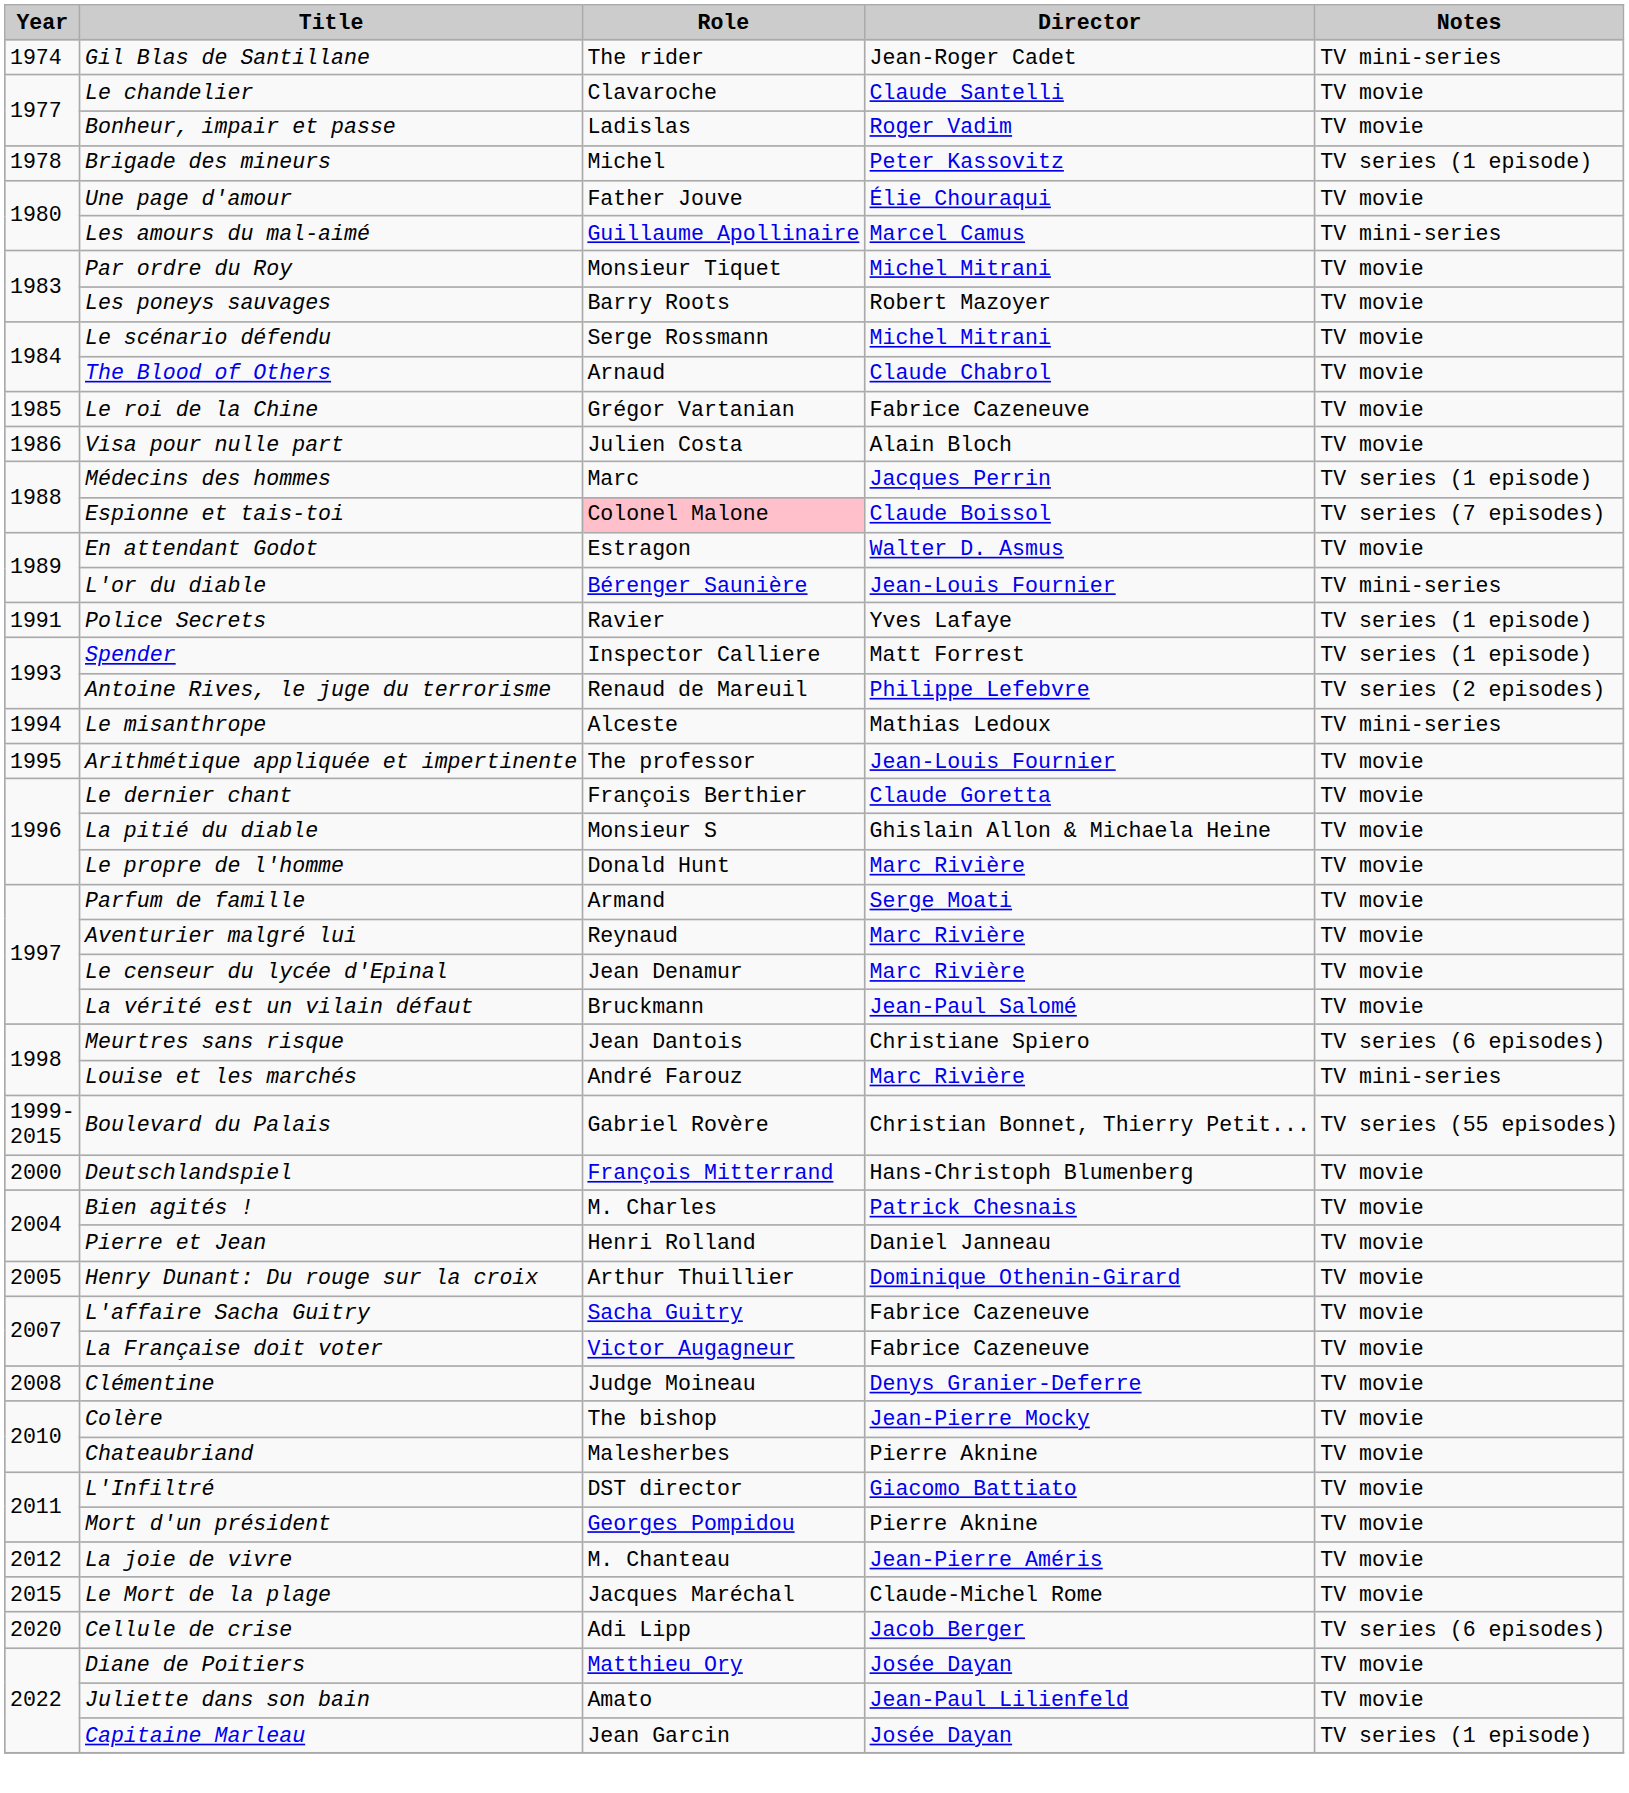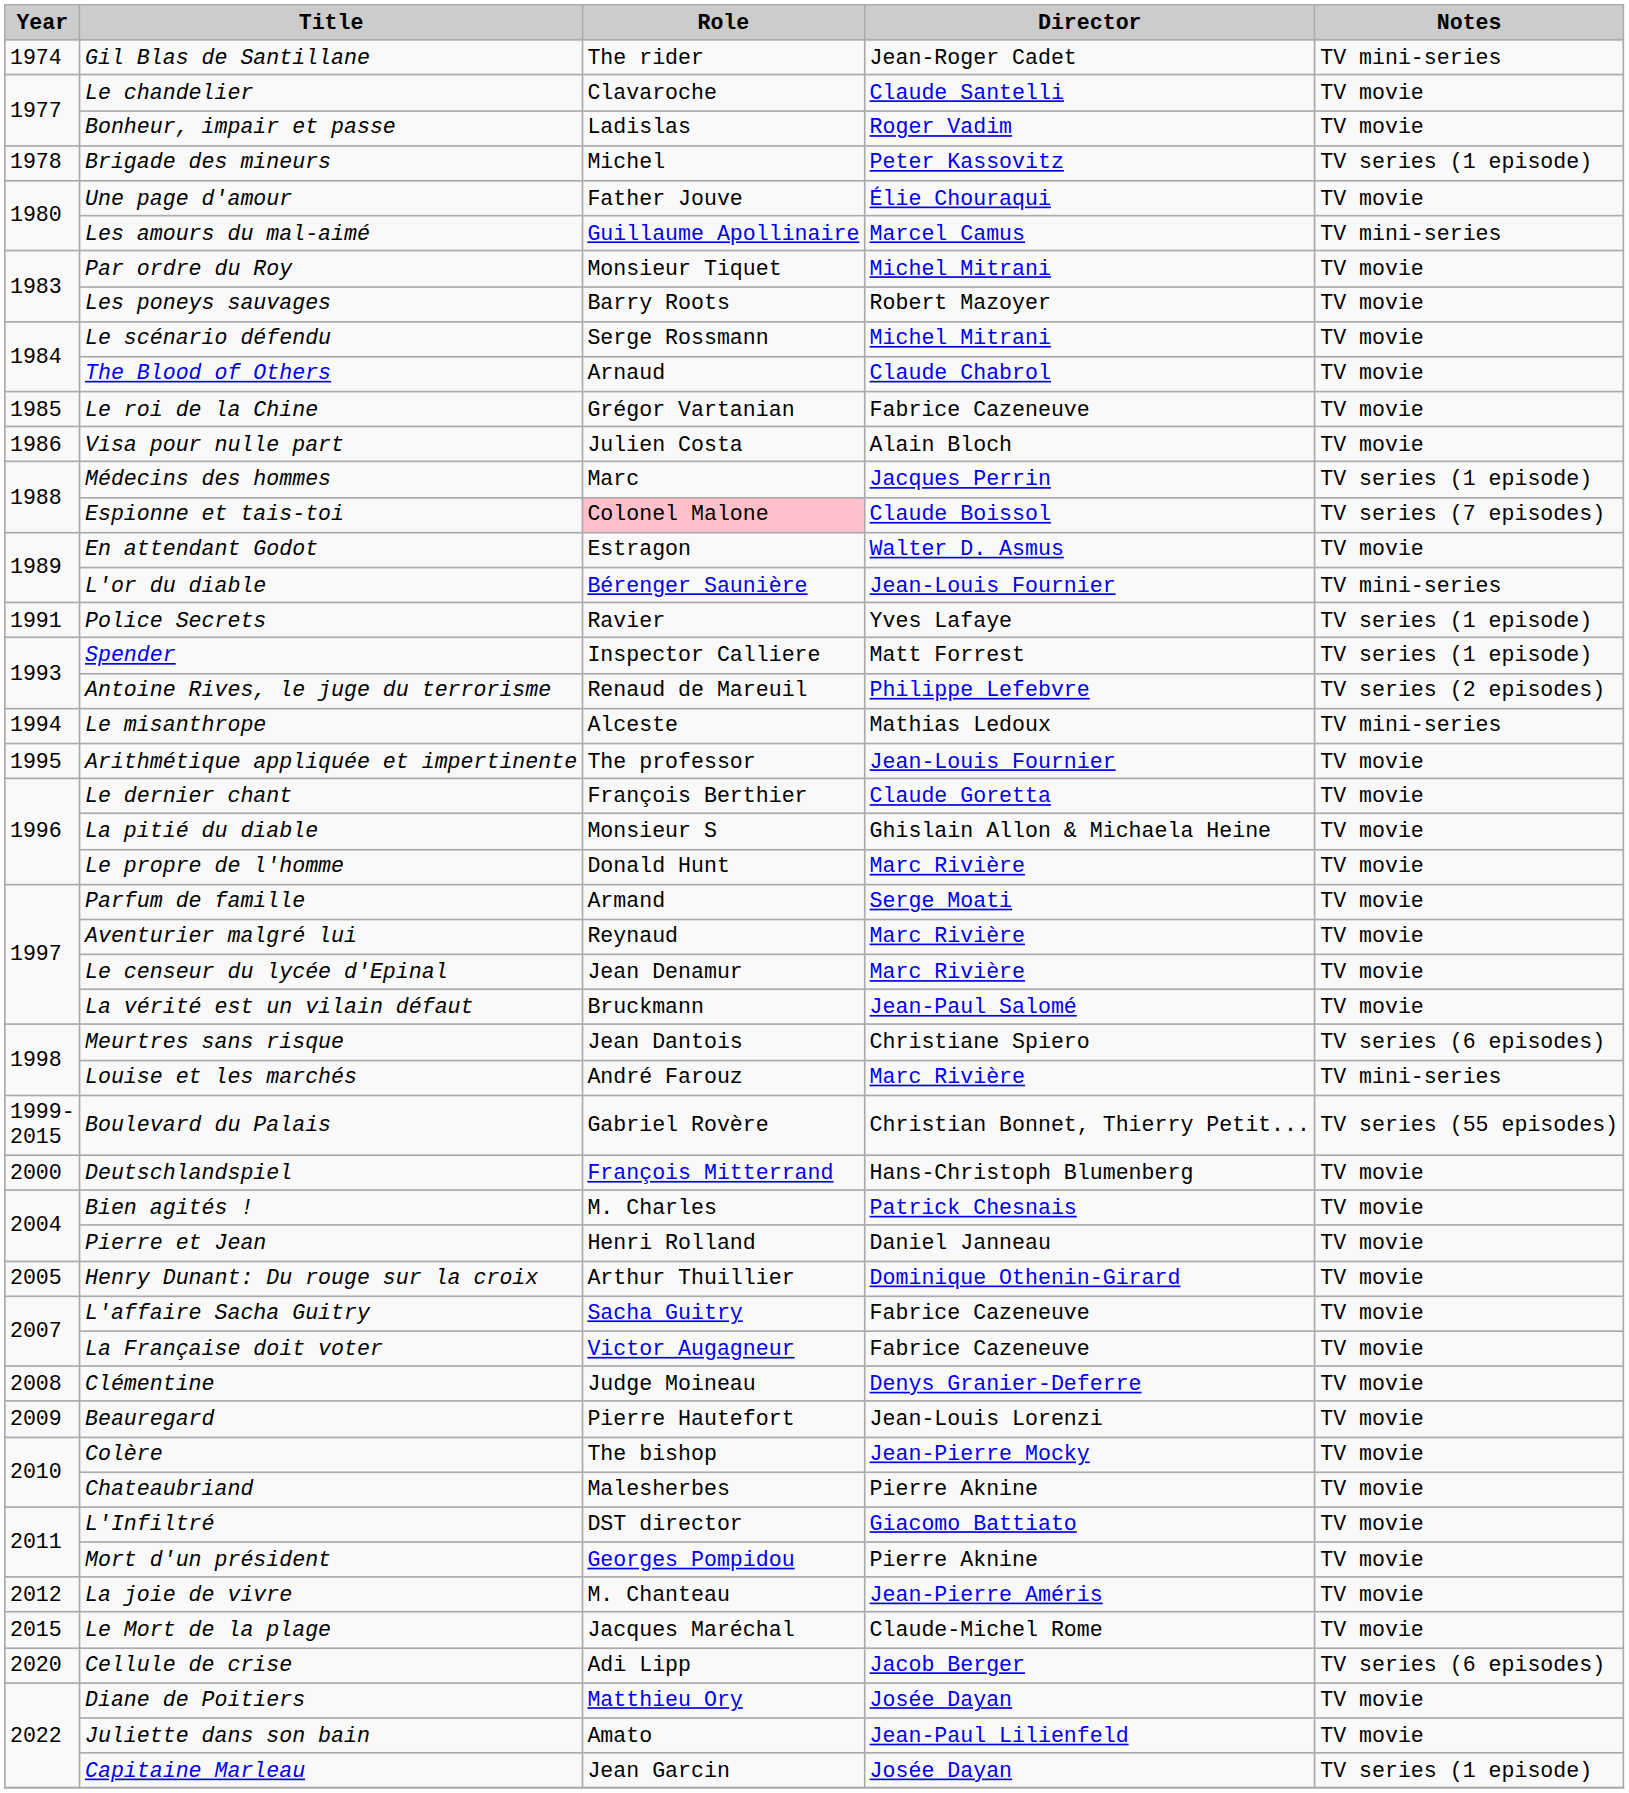+ row: (150, 1419)
